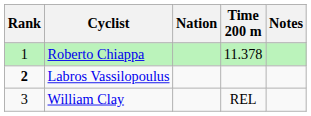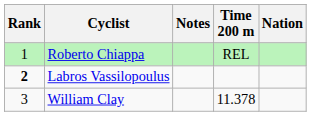columns swapped: (197, 23) <-> (286, 23)
(243, 54) 11.378 -> (236, 54) REL
(243, 99) REL -> (236, 99) 11.378
